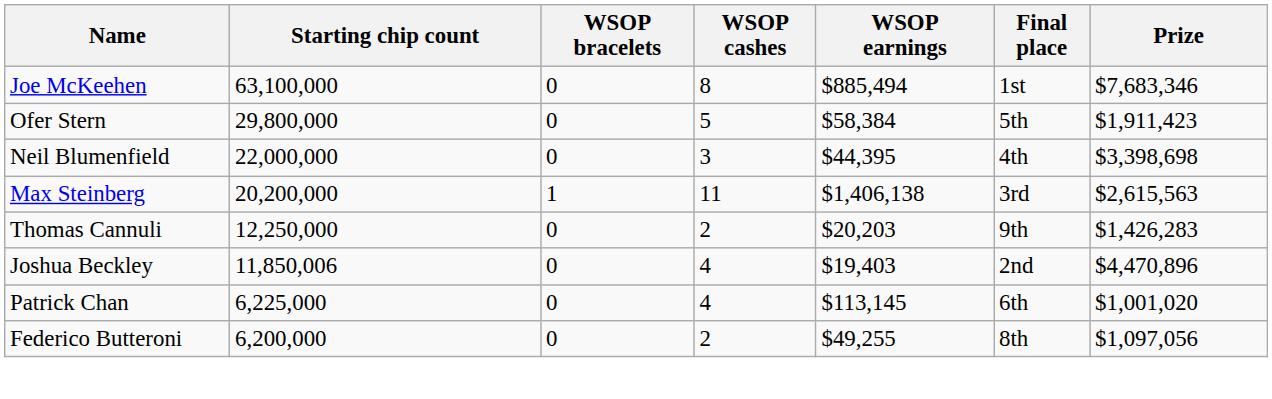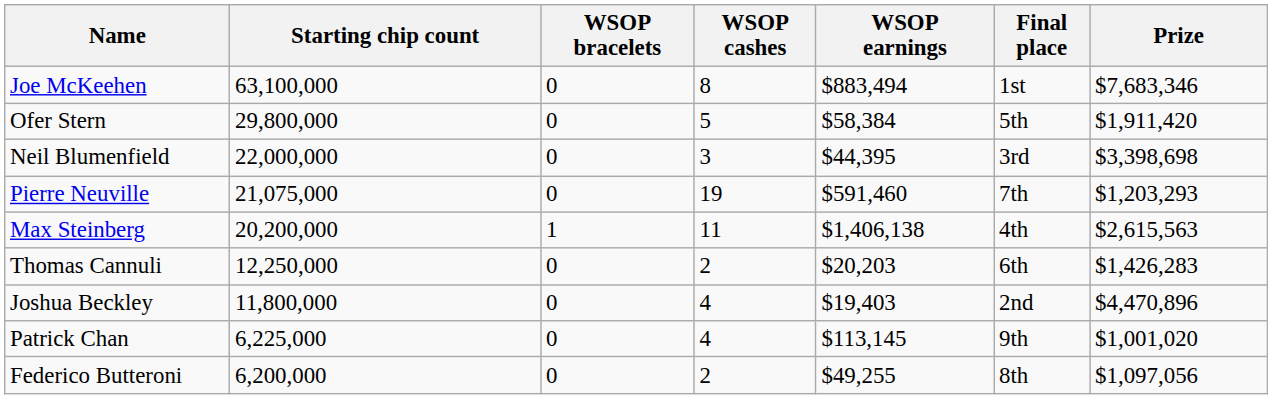(864, 84) $885,494 -> (864, 84) $883,494
(1146, 120) $1,911,423 -> (1146, 120) $1,911,420
(1014, 157) 4th -> (1014, 157) 3rd
+ row: (80, 193)
(1014, 193) 3rd -> (1014, 229) 4th
(1014, 229) 9th -> (1014, 266) 6th
(286, 266) 11,850,006 -> (286, 302) 11,800,000
(1014, 302) 6th -> (1014, 338) 9th
